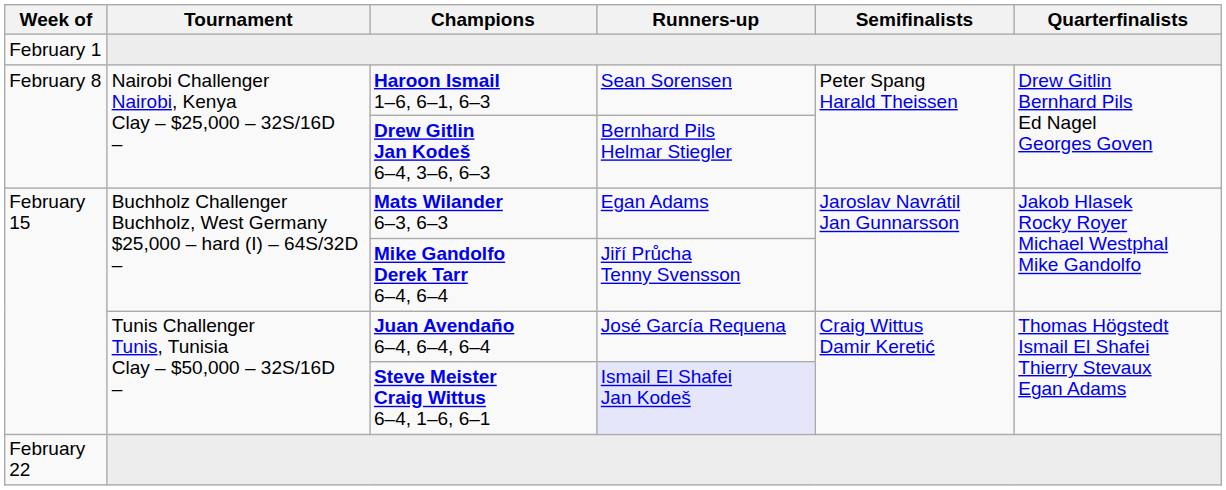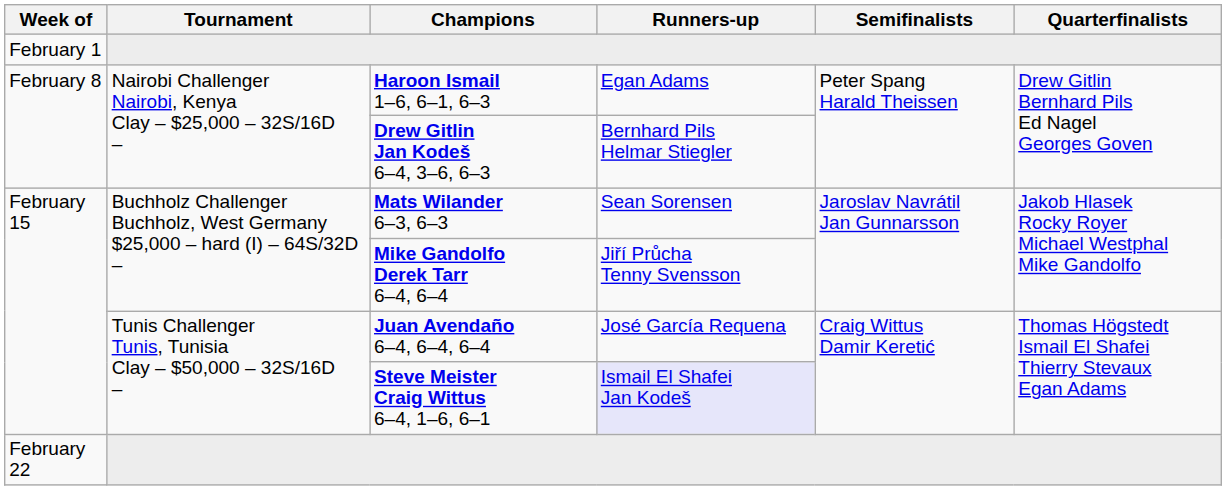(666, 79) Sean Sorensen -> (655, 79) Egan Adams
(655, 202) Egan Adams -> (666, 202) Sean Sorensen
